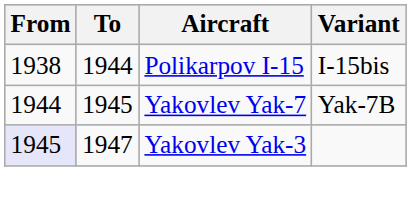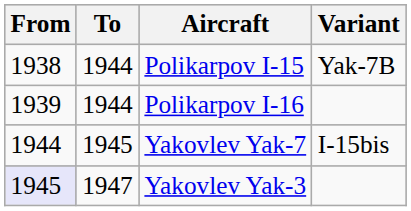(354, 64) I-15bis -> (357, 64) Yak-7B
+ row: (224, 104)
(357, 104) Yak-7B -> (354, 144) I-15bis
